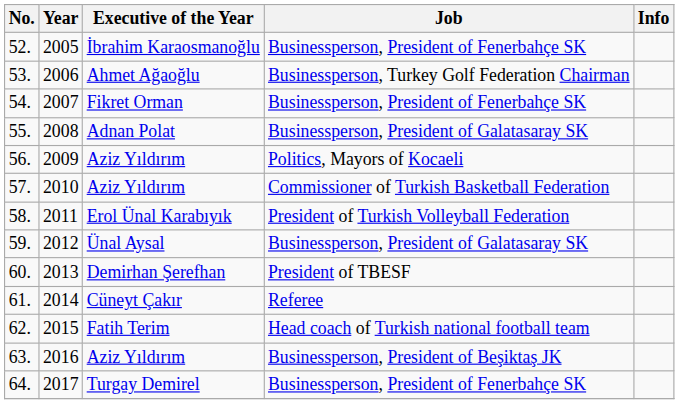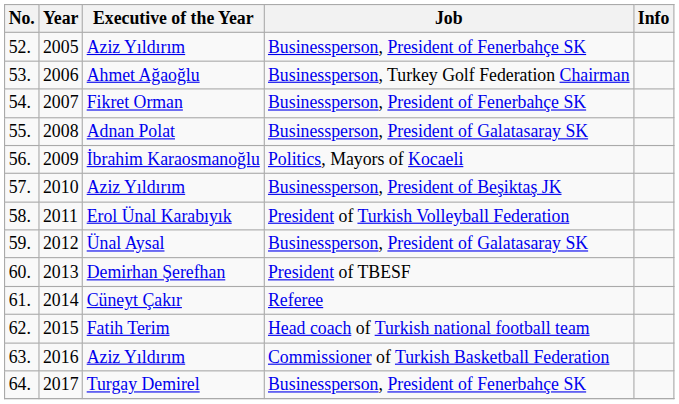(173, 46) İbrahim Karaosmanoğlu -> (136, 46) Aziz Yıldırım
(136, 159) Aziz Yıldırım -> (173, 159) İbrahim Karaosmanoğlu
(439, 187) Commissioner of Turkish Basketball Federation -> (415, 187) Businessperson, President of Beşiktaş JK
(415, 356) Businessperson, President of Beşiktaş JK -> (439, 356) Commissioner of Turkish Basketball Federation
